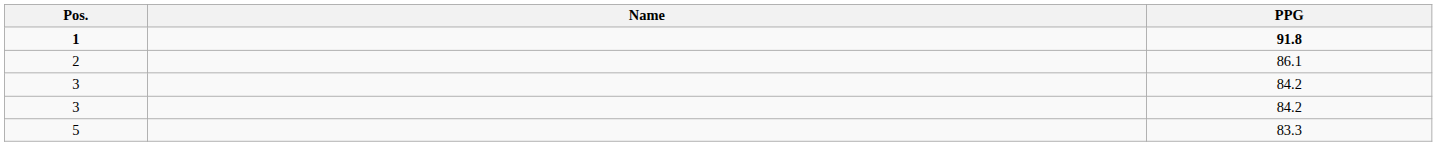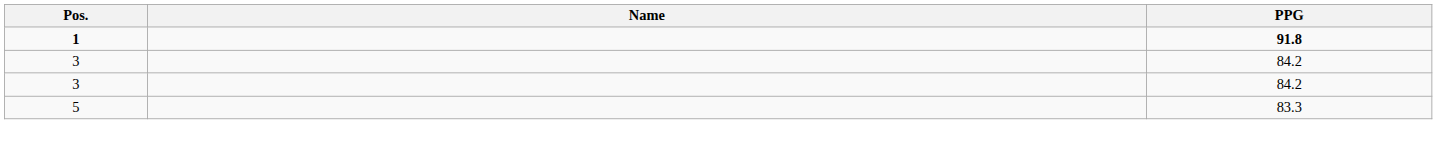- row: (76, 61)
